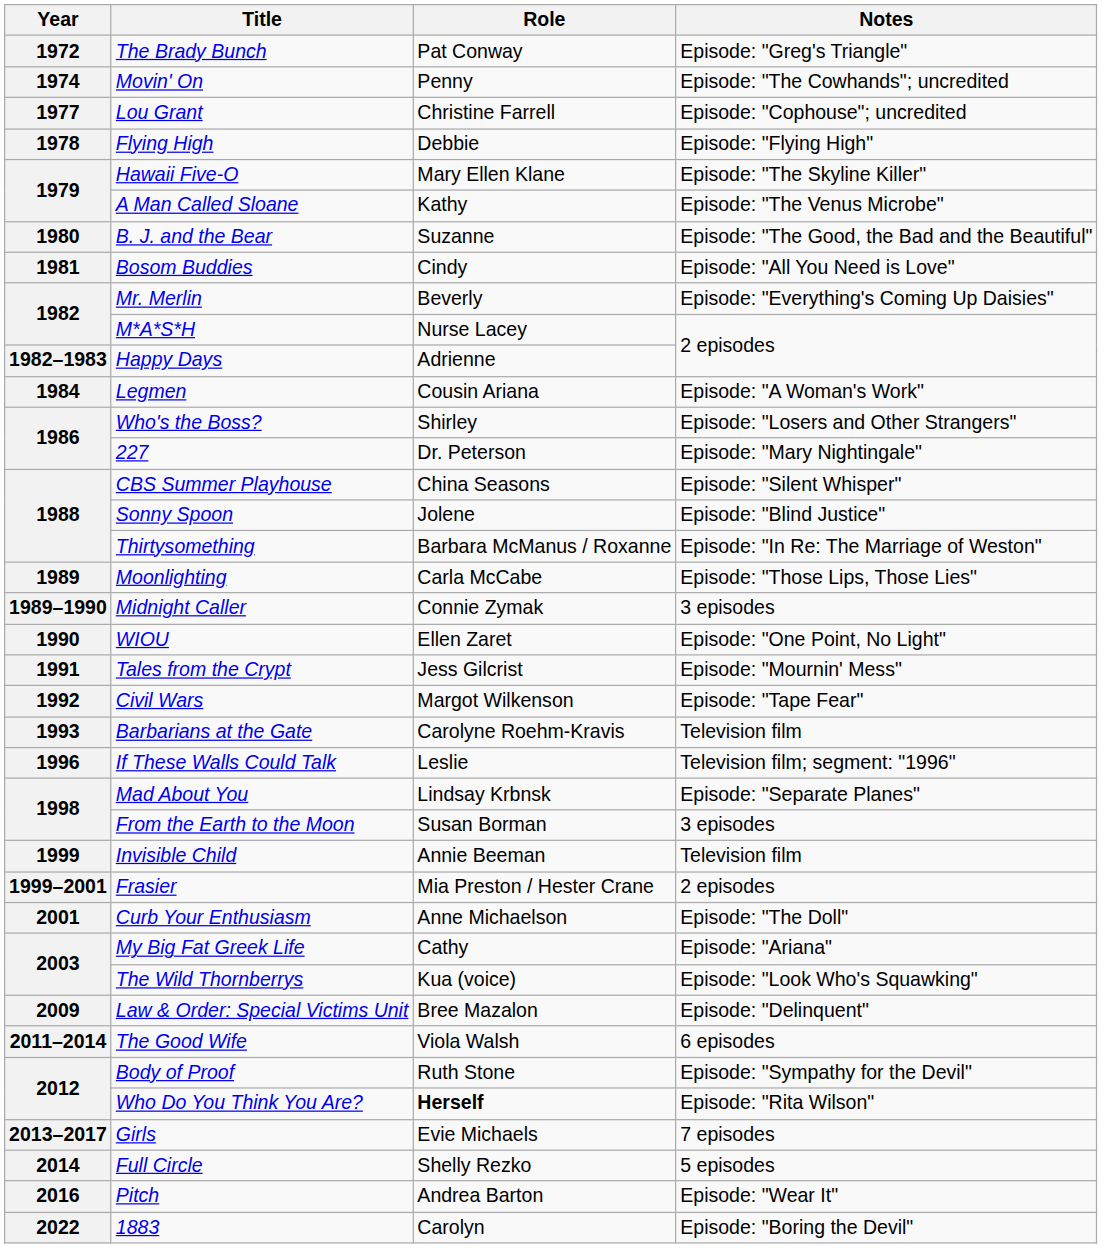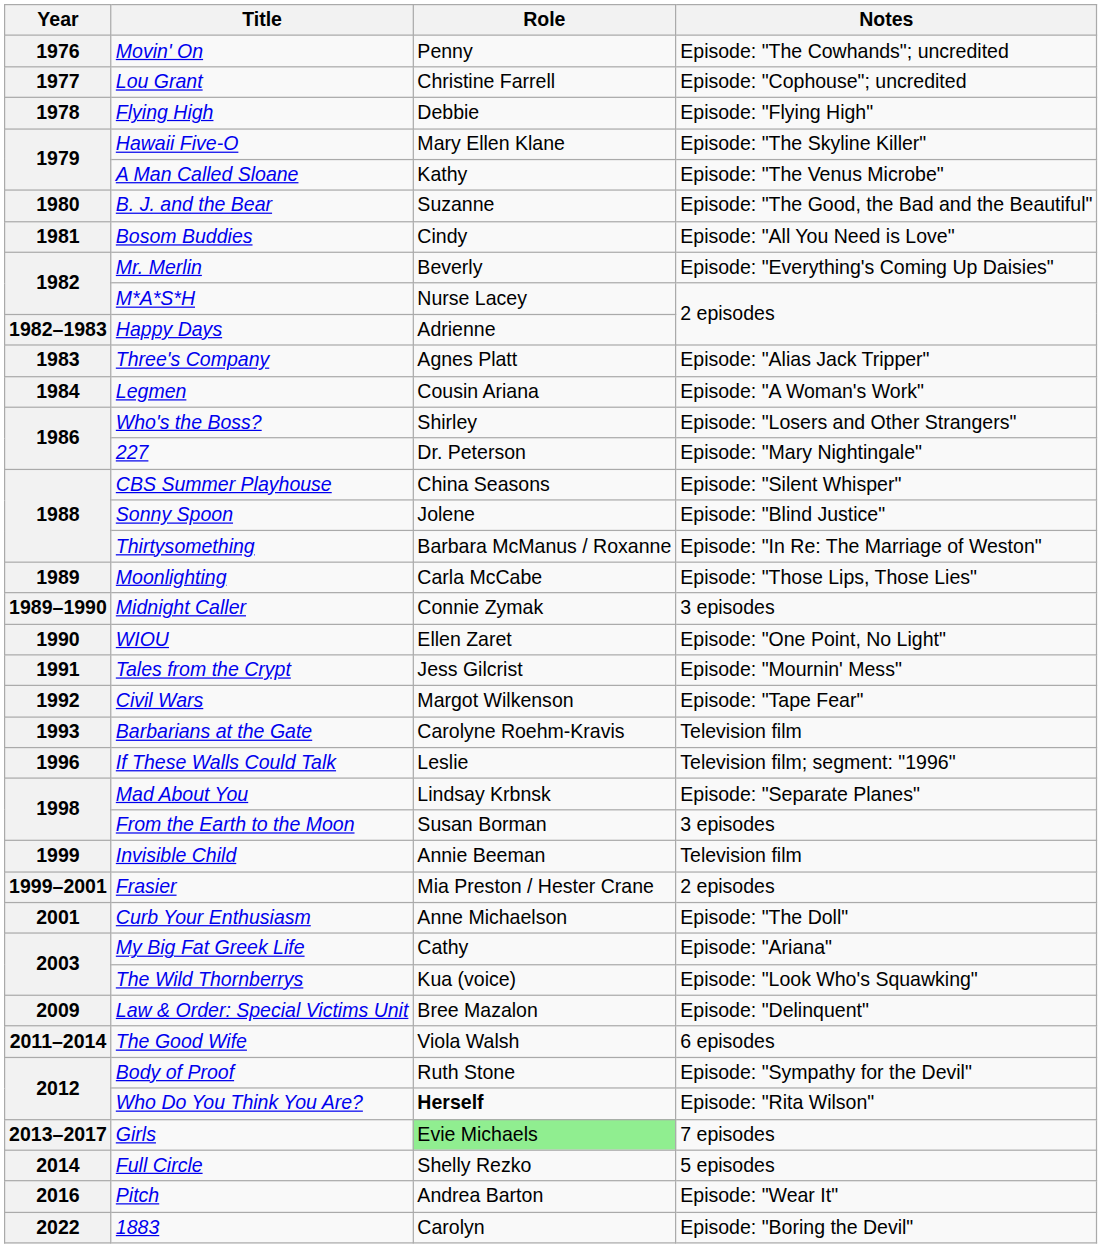- row: (191, 50)
(58, 81) 1974 -> (58, 50) 1976
+ row: (193, 360)
(478, 1134) no background -> (478, 1134) lightgreen background
